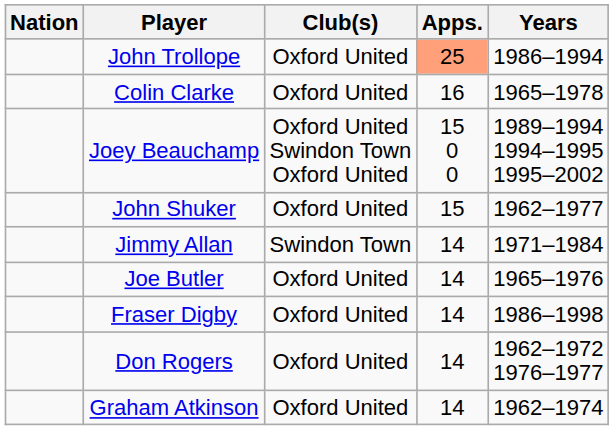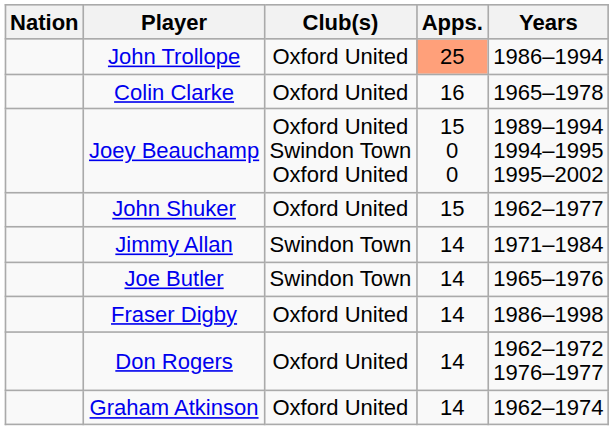(340, 279) Oxford United -> (340, 279) Swindon Town
